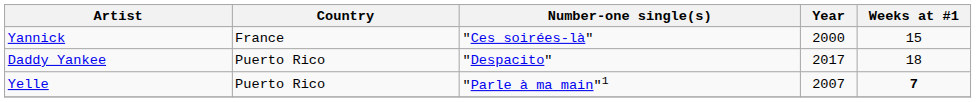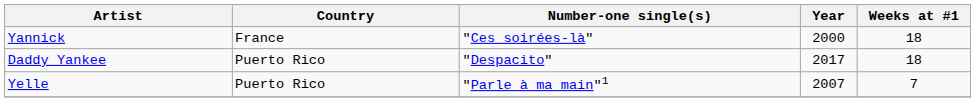(914, 38) 15 -> (914, 38) 18
(914, 84) bold -> (914, 84) normal
